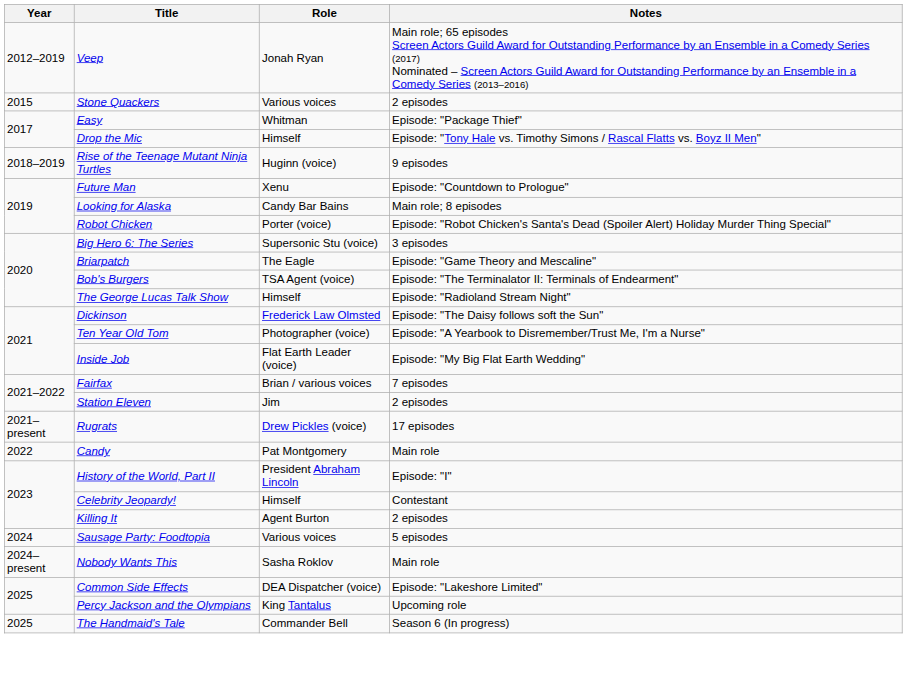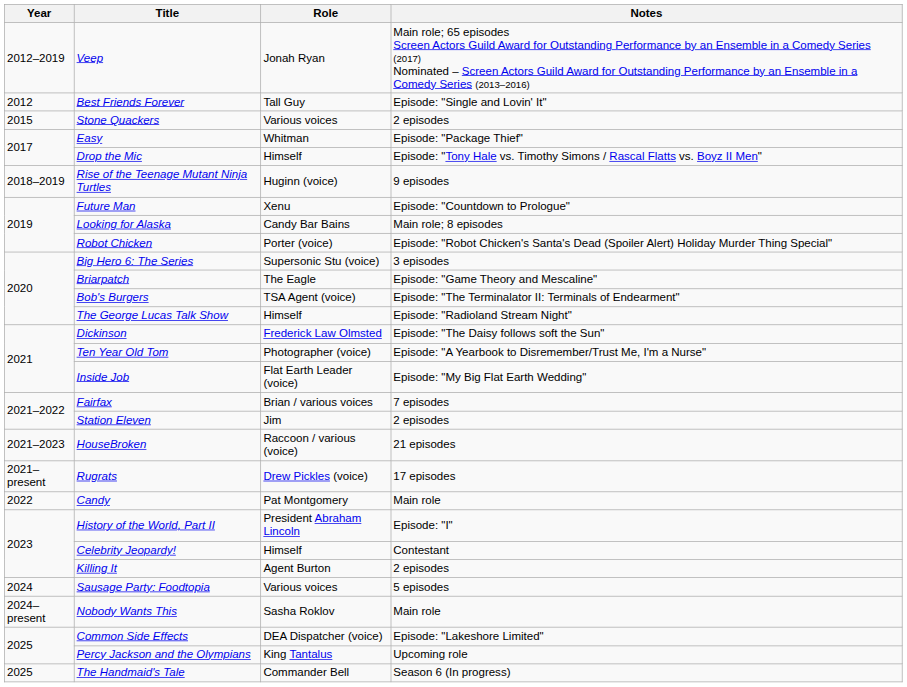+ row: (130, 102)
+ row: (112, 445)
